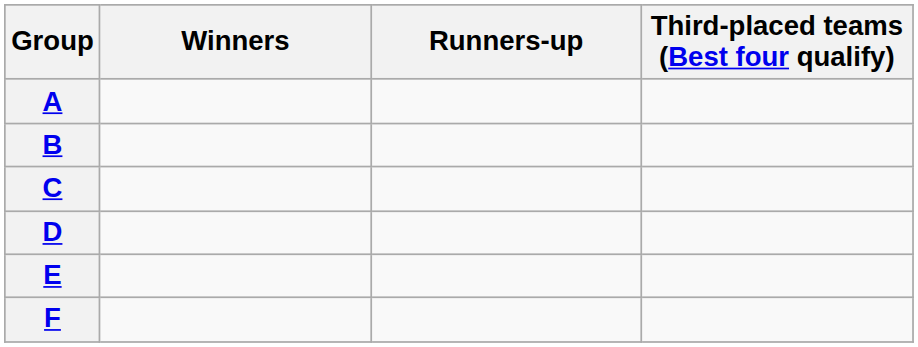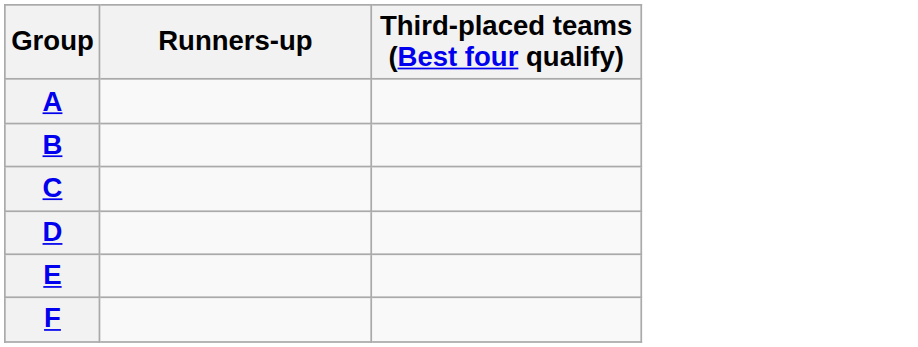- column: (235, 41)
